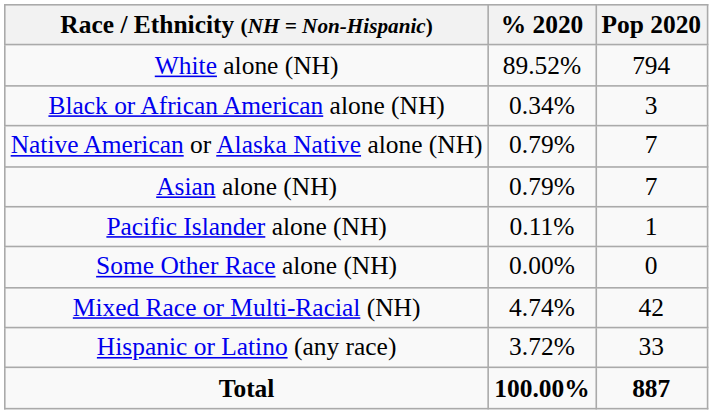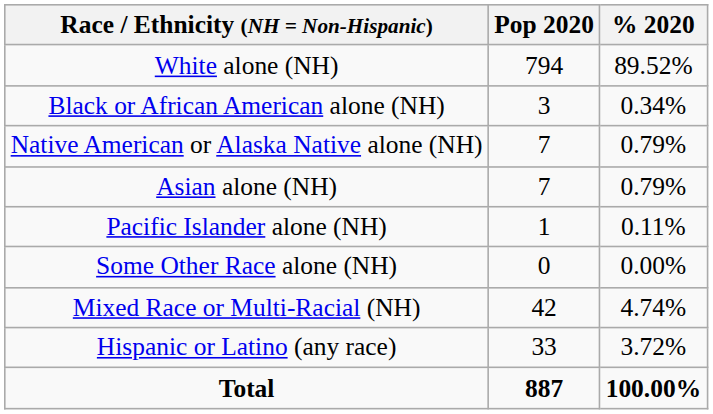columns swapped: (651, 24) <-> (542, 24)
